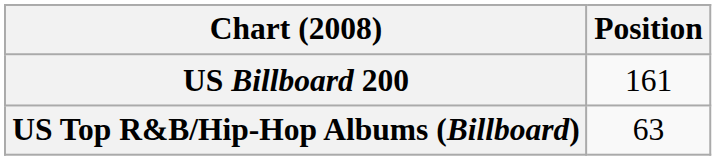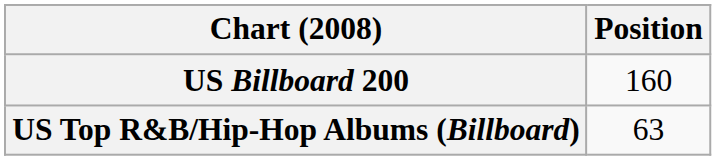(649, 79) 161 -> (649, 79) 160
